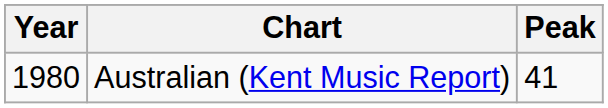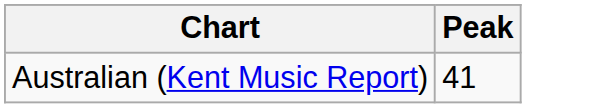- column: (46, 28)
